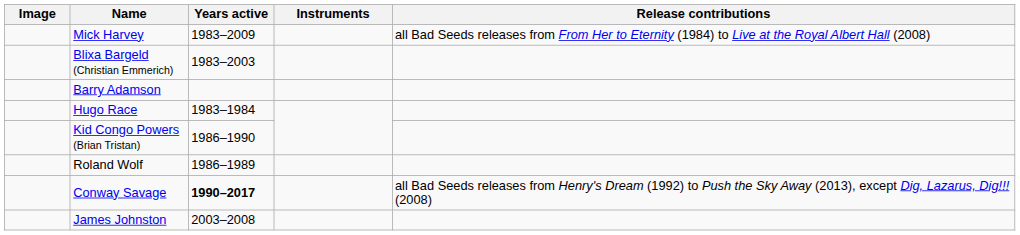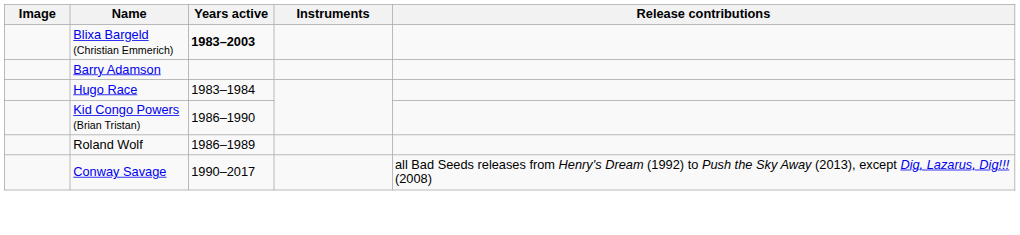- row: (108, 34)
(223, 62) normal -> (223, 42) bold
(223, 192) bold -> (223, 172) normal
- row: (120, 220)
